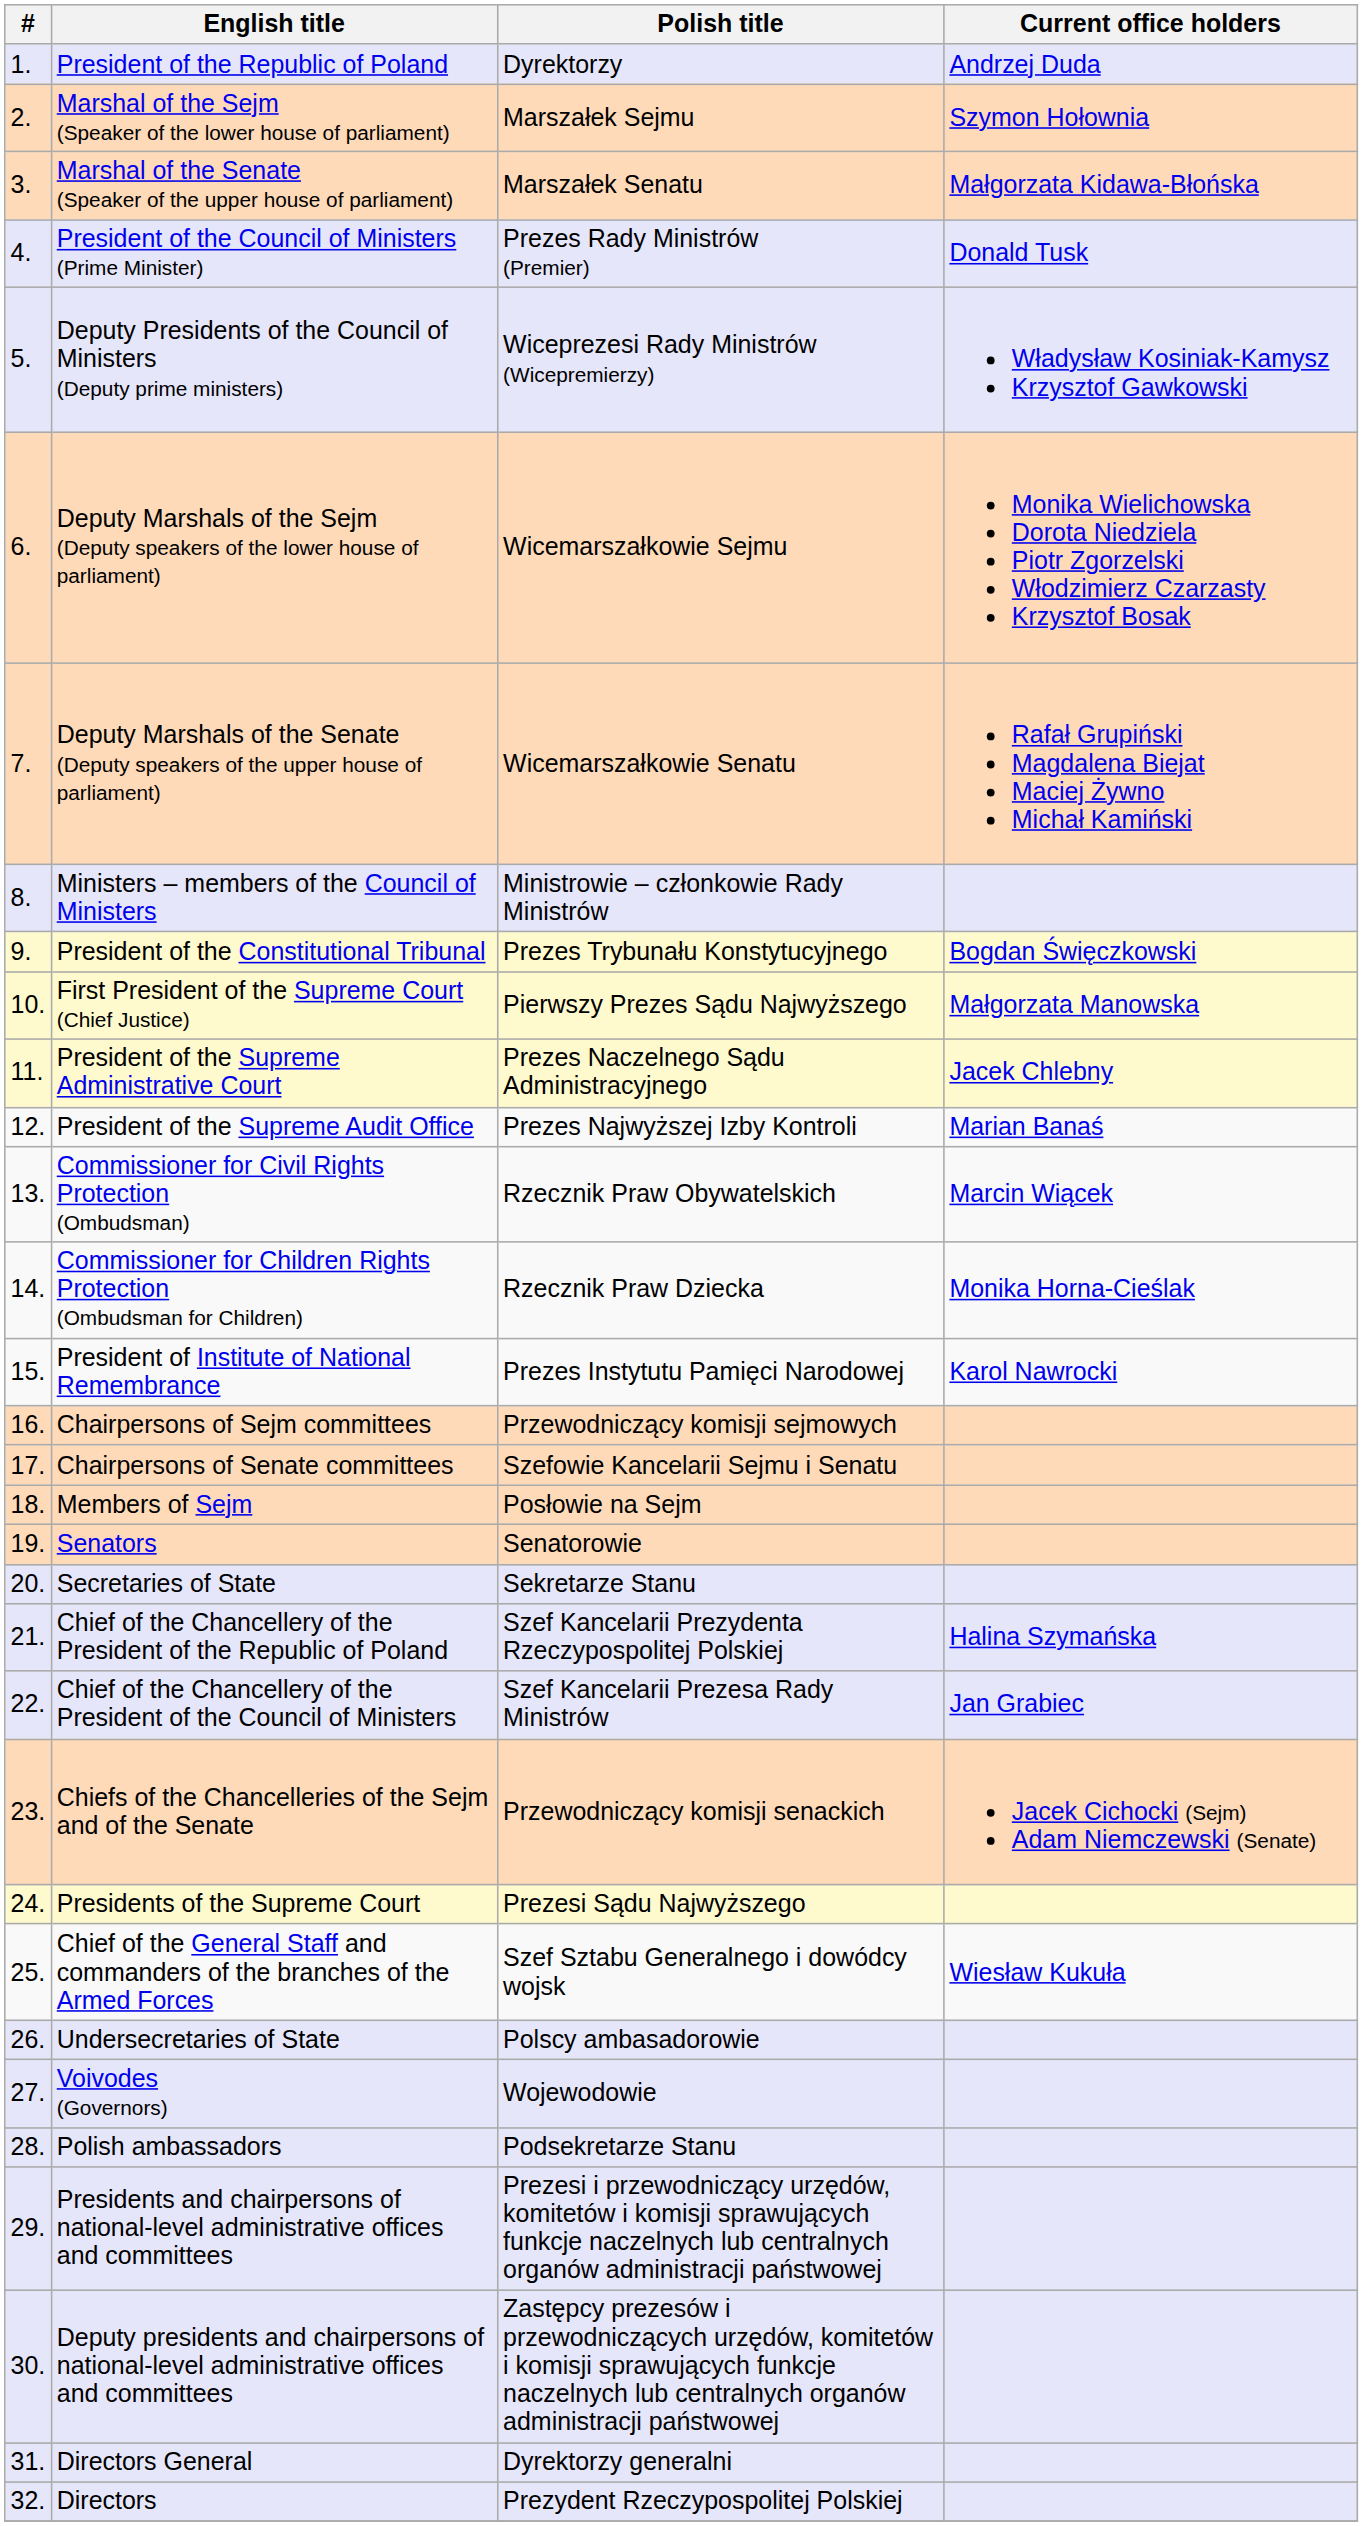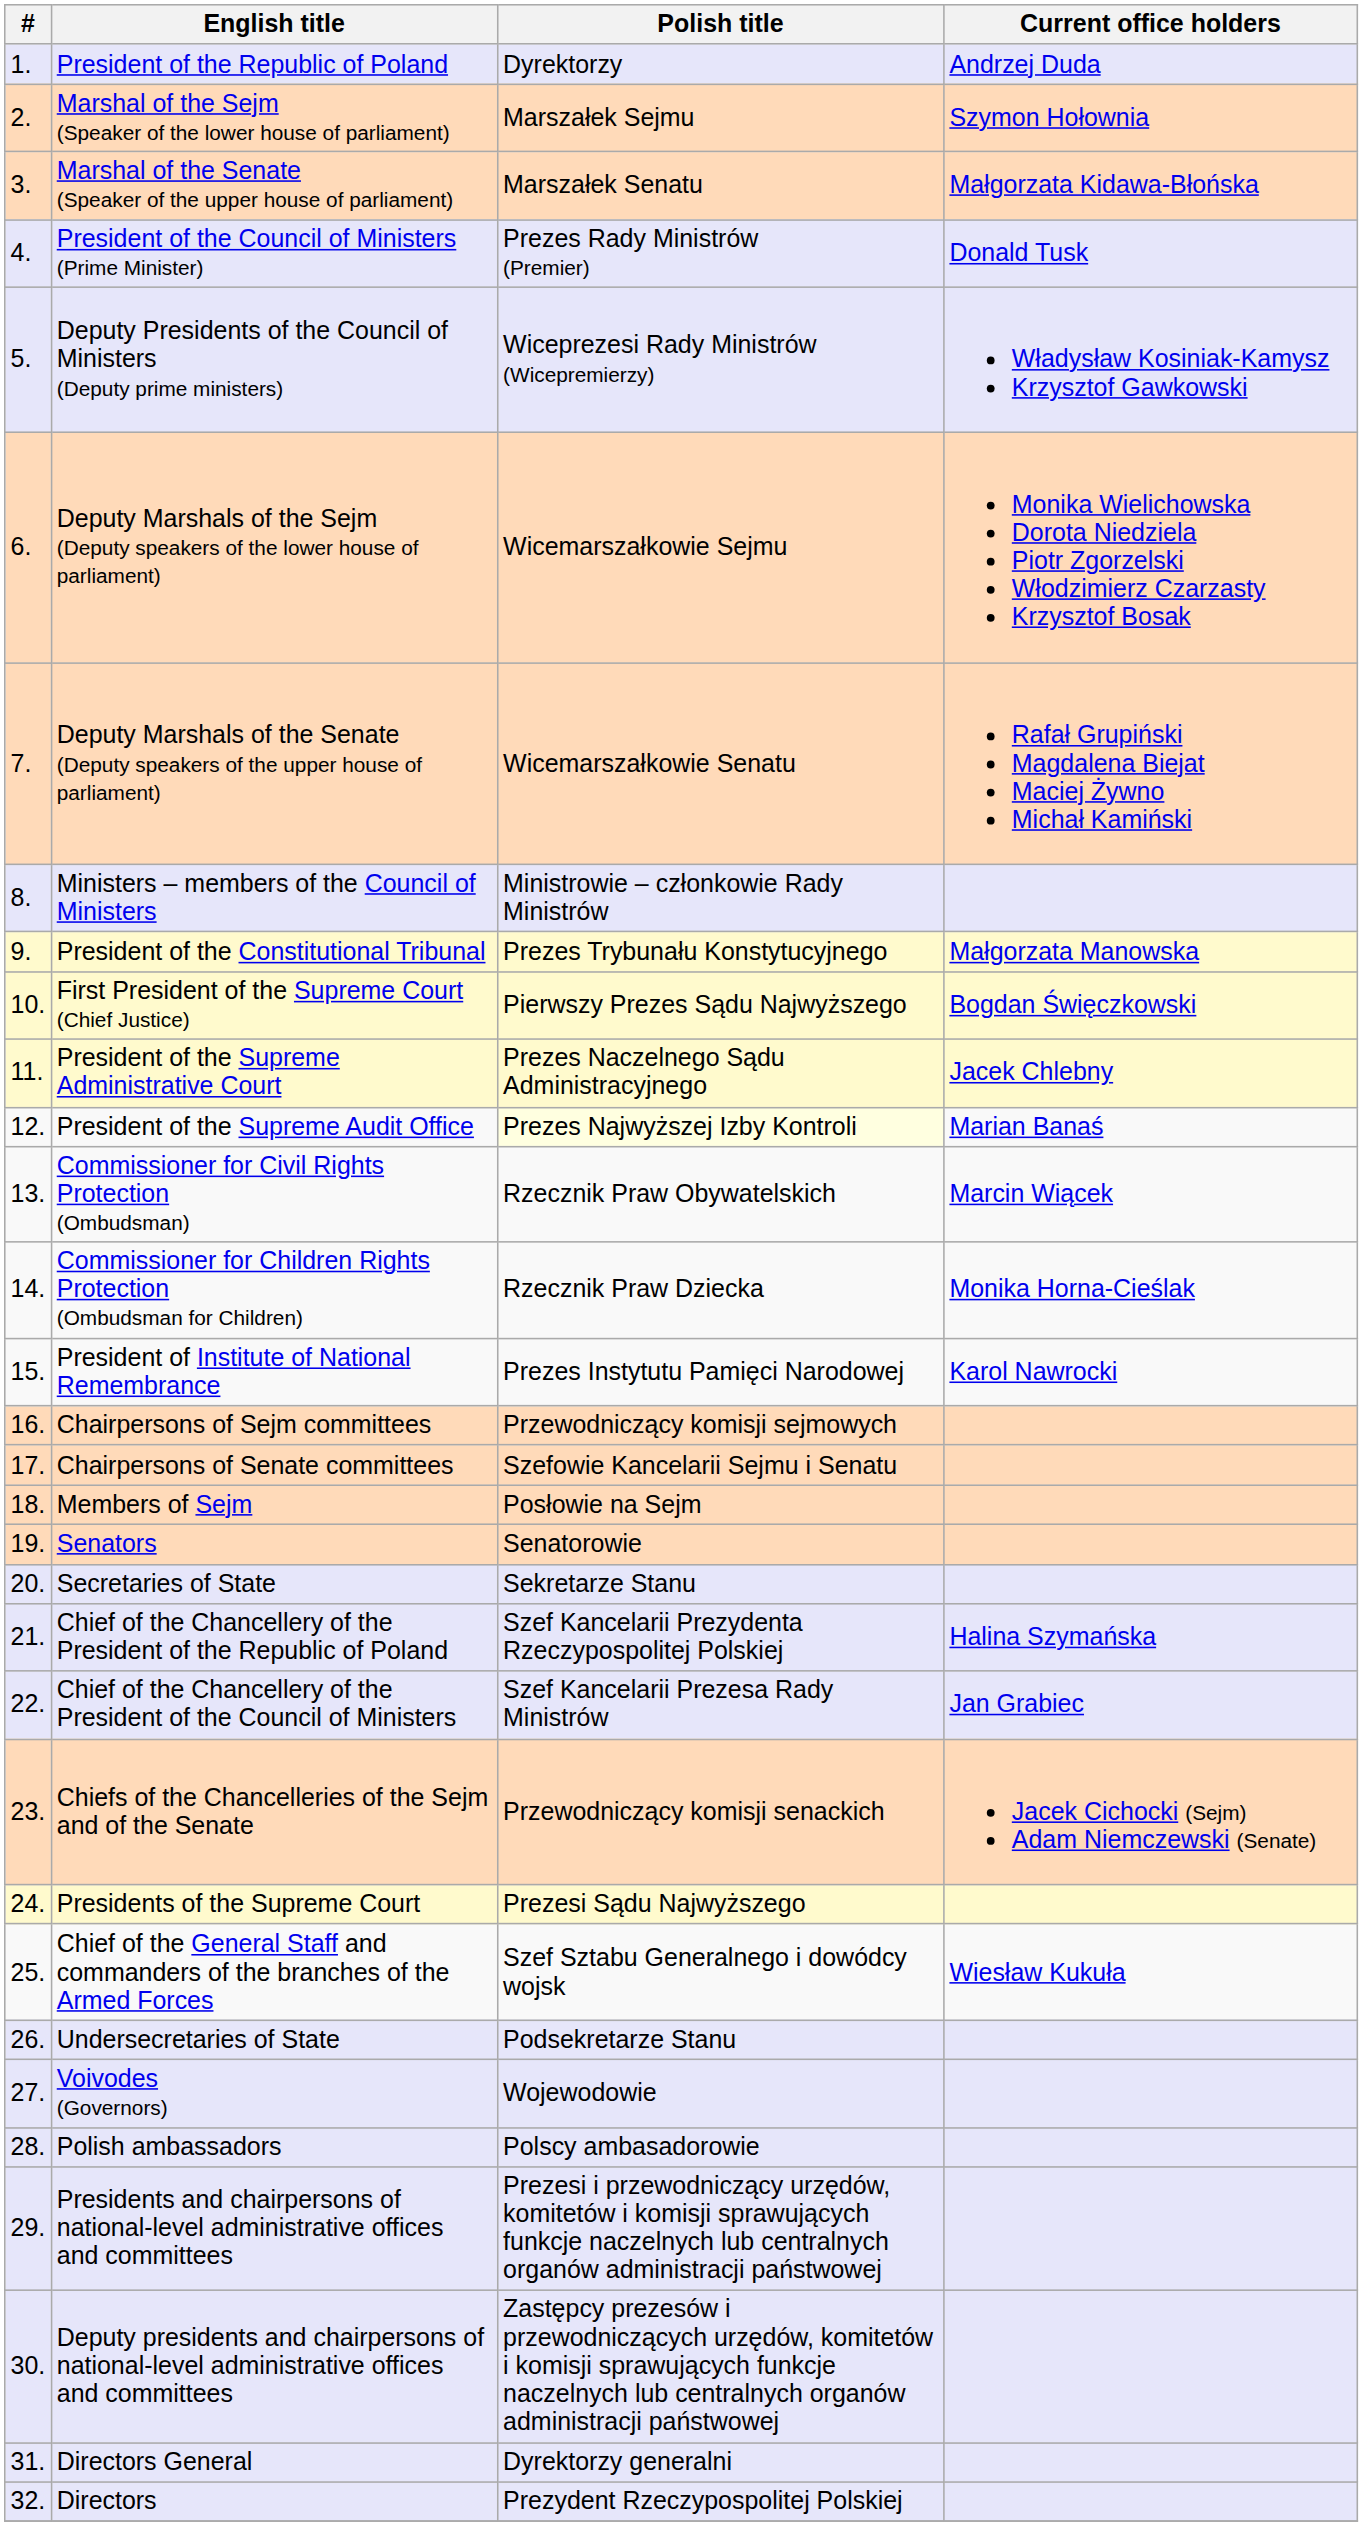(1073, 951) Bogdan Święczkowski -> (1074, 951) Małgorzata Manowska
(1074, 1005) Małgorzata Manowska -> (1073, 1005) Bogdan Święczkowski
(680, 1126) no background -> (680, 1126) lightyellow background
(631, 2039) Polscy ambasadorowie -> (620, 2039) Podsekretarze Stanu
(620, 2146) Podsekretarze Stanu -> (631, 2146) Polscy ambasadorowie
